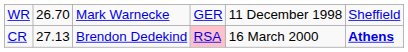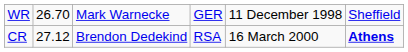(53, 36) 27.13 -> (53, 36) 27.12
(207, 36) pink background -> (207, 36) no background
